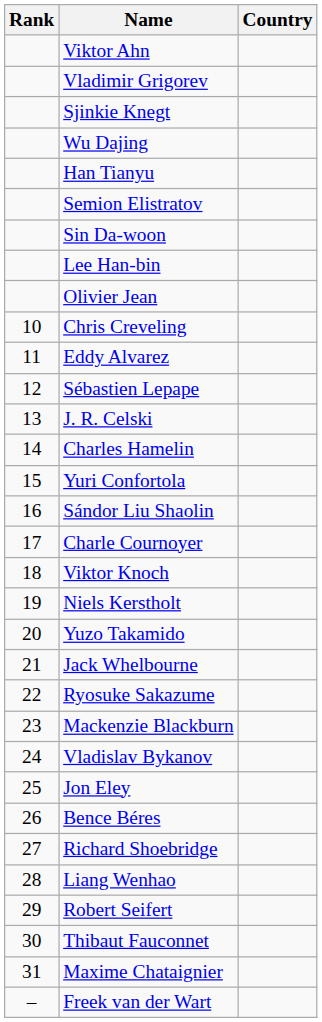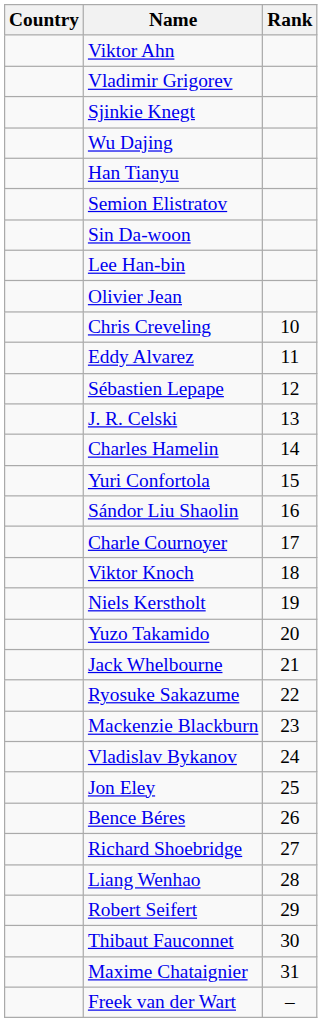columns swapped: (32, 19) <-> (277, 19)
